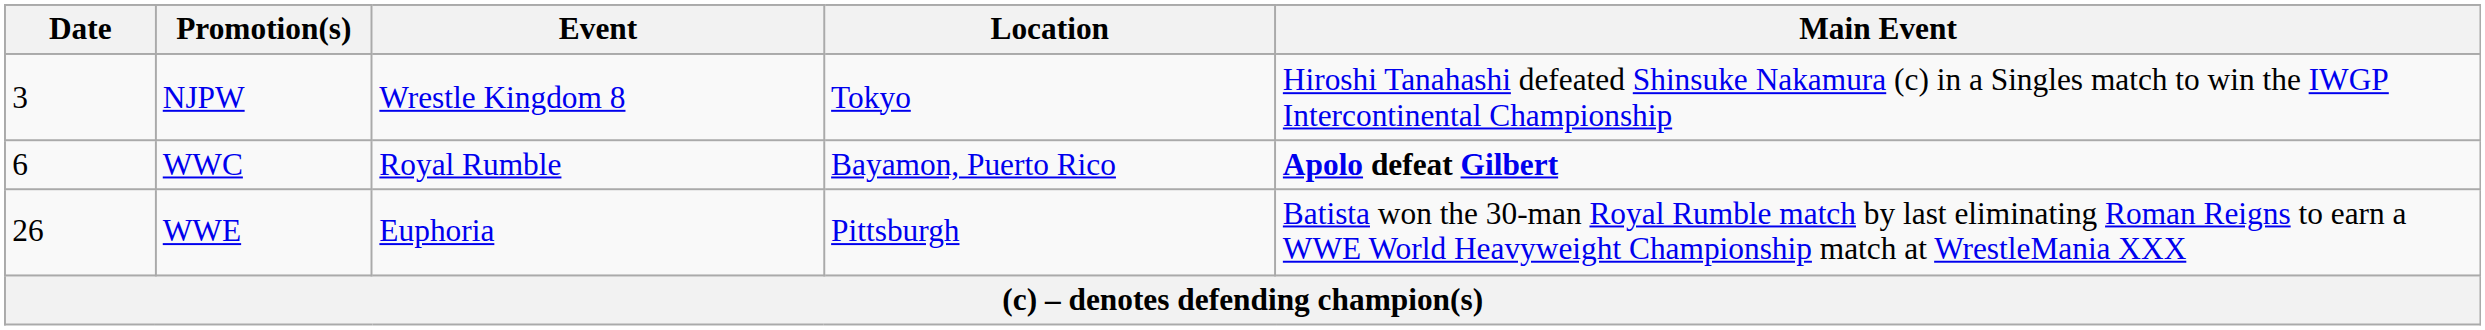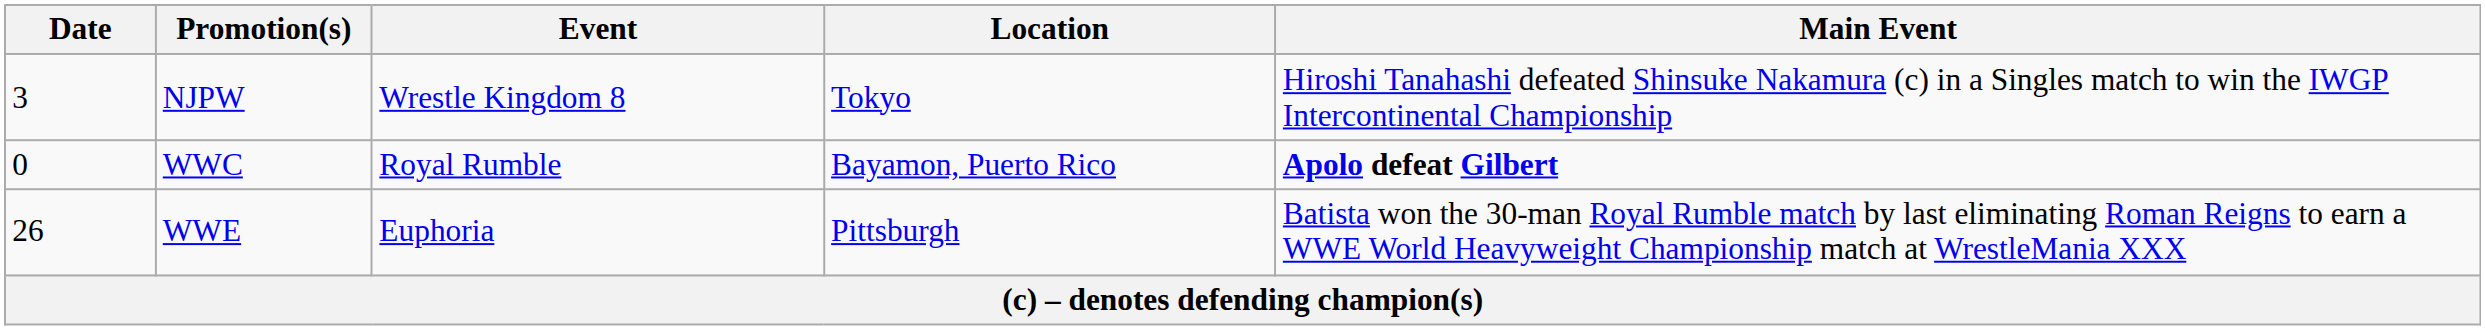(20, 164) 6 -> (20, 164) 0
